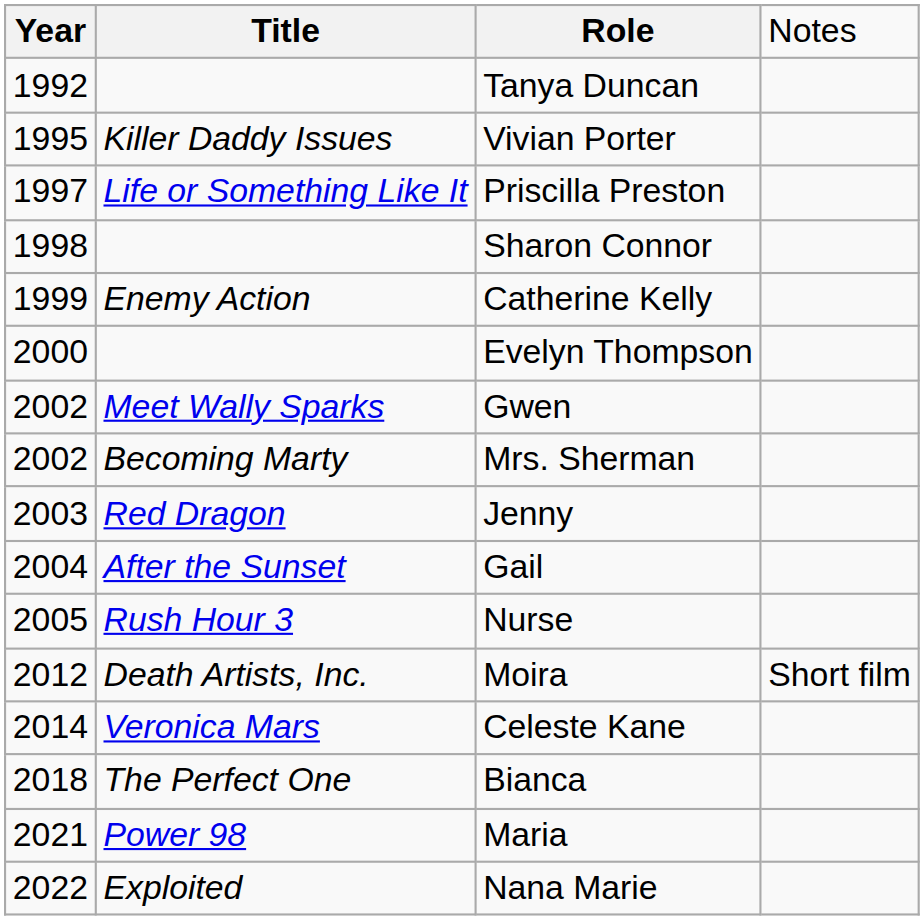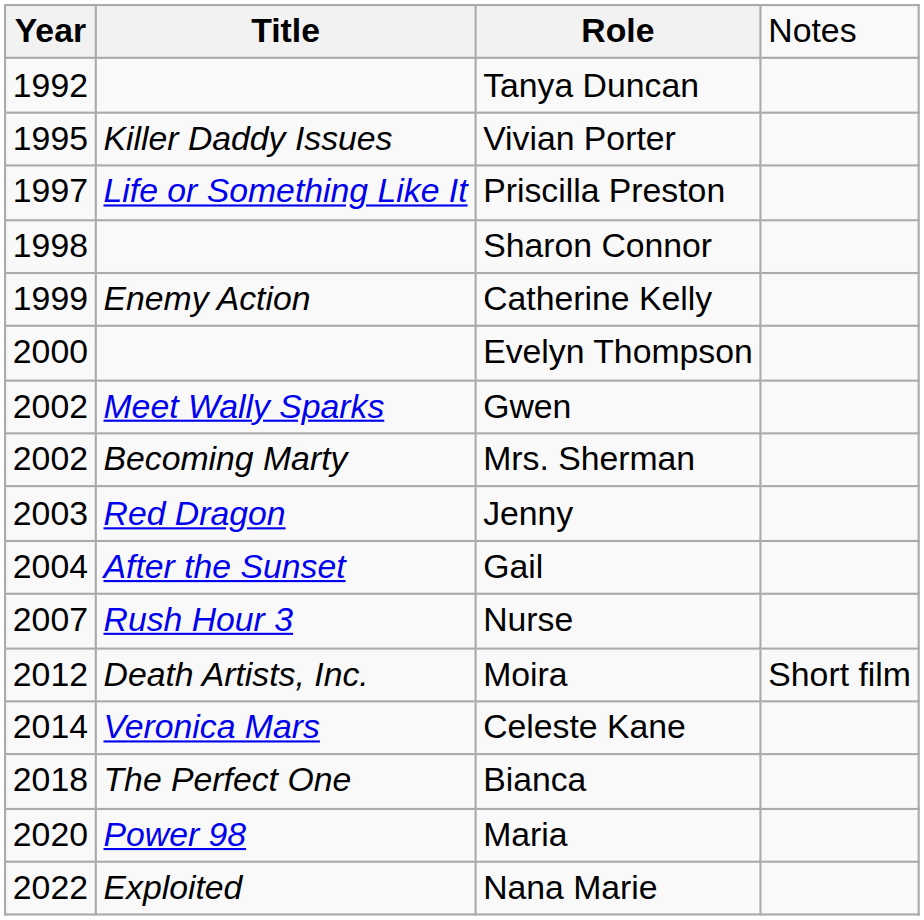(50, 620) 2005 -> (50, 620) 2007
(50, 834) 2021 -> (50, 834) 2020
